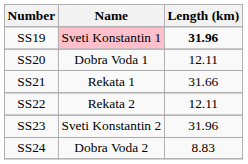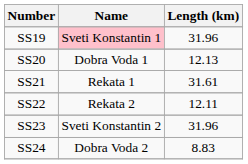(203, 38) bold -> (203, 38) normal
(203, 60) 12.11 -> (203, 60) 12.13
(203, 82) 31.66 -> (203, 82) 31.61
